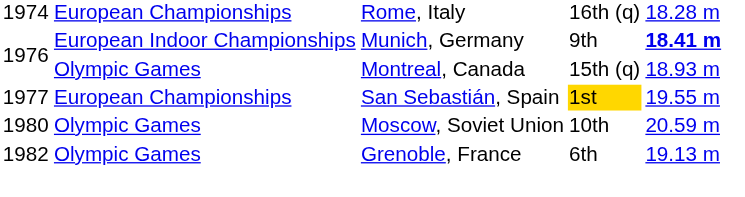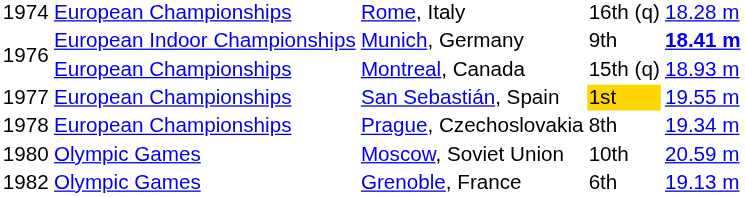(127, 69) Olympic Games -> (173, 69) European Championships
+ row: (472, 125)
